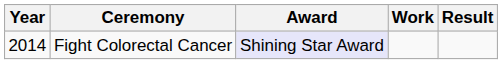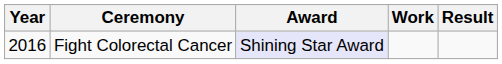(27, 44) 2014 -> (27, 44) 2016
